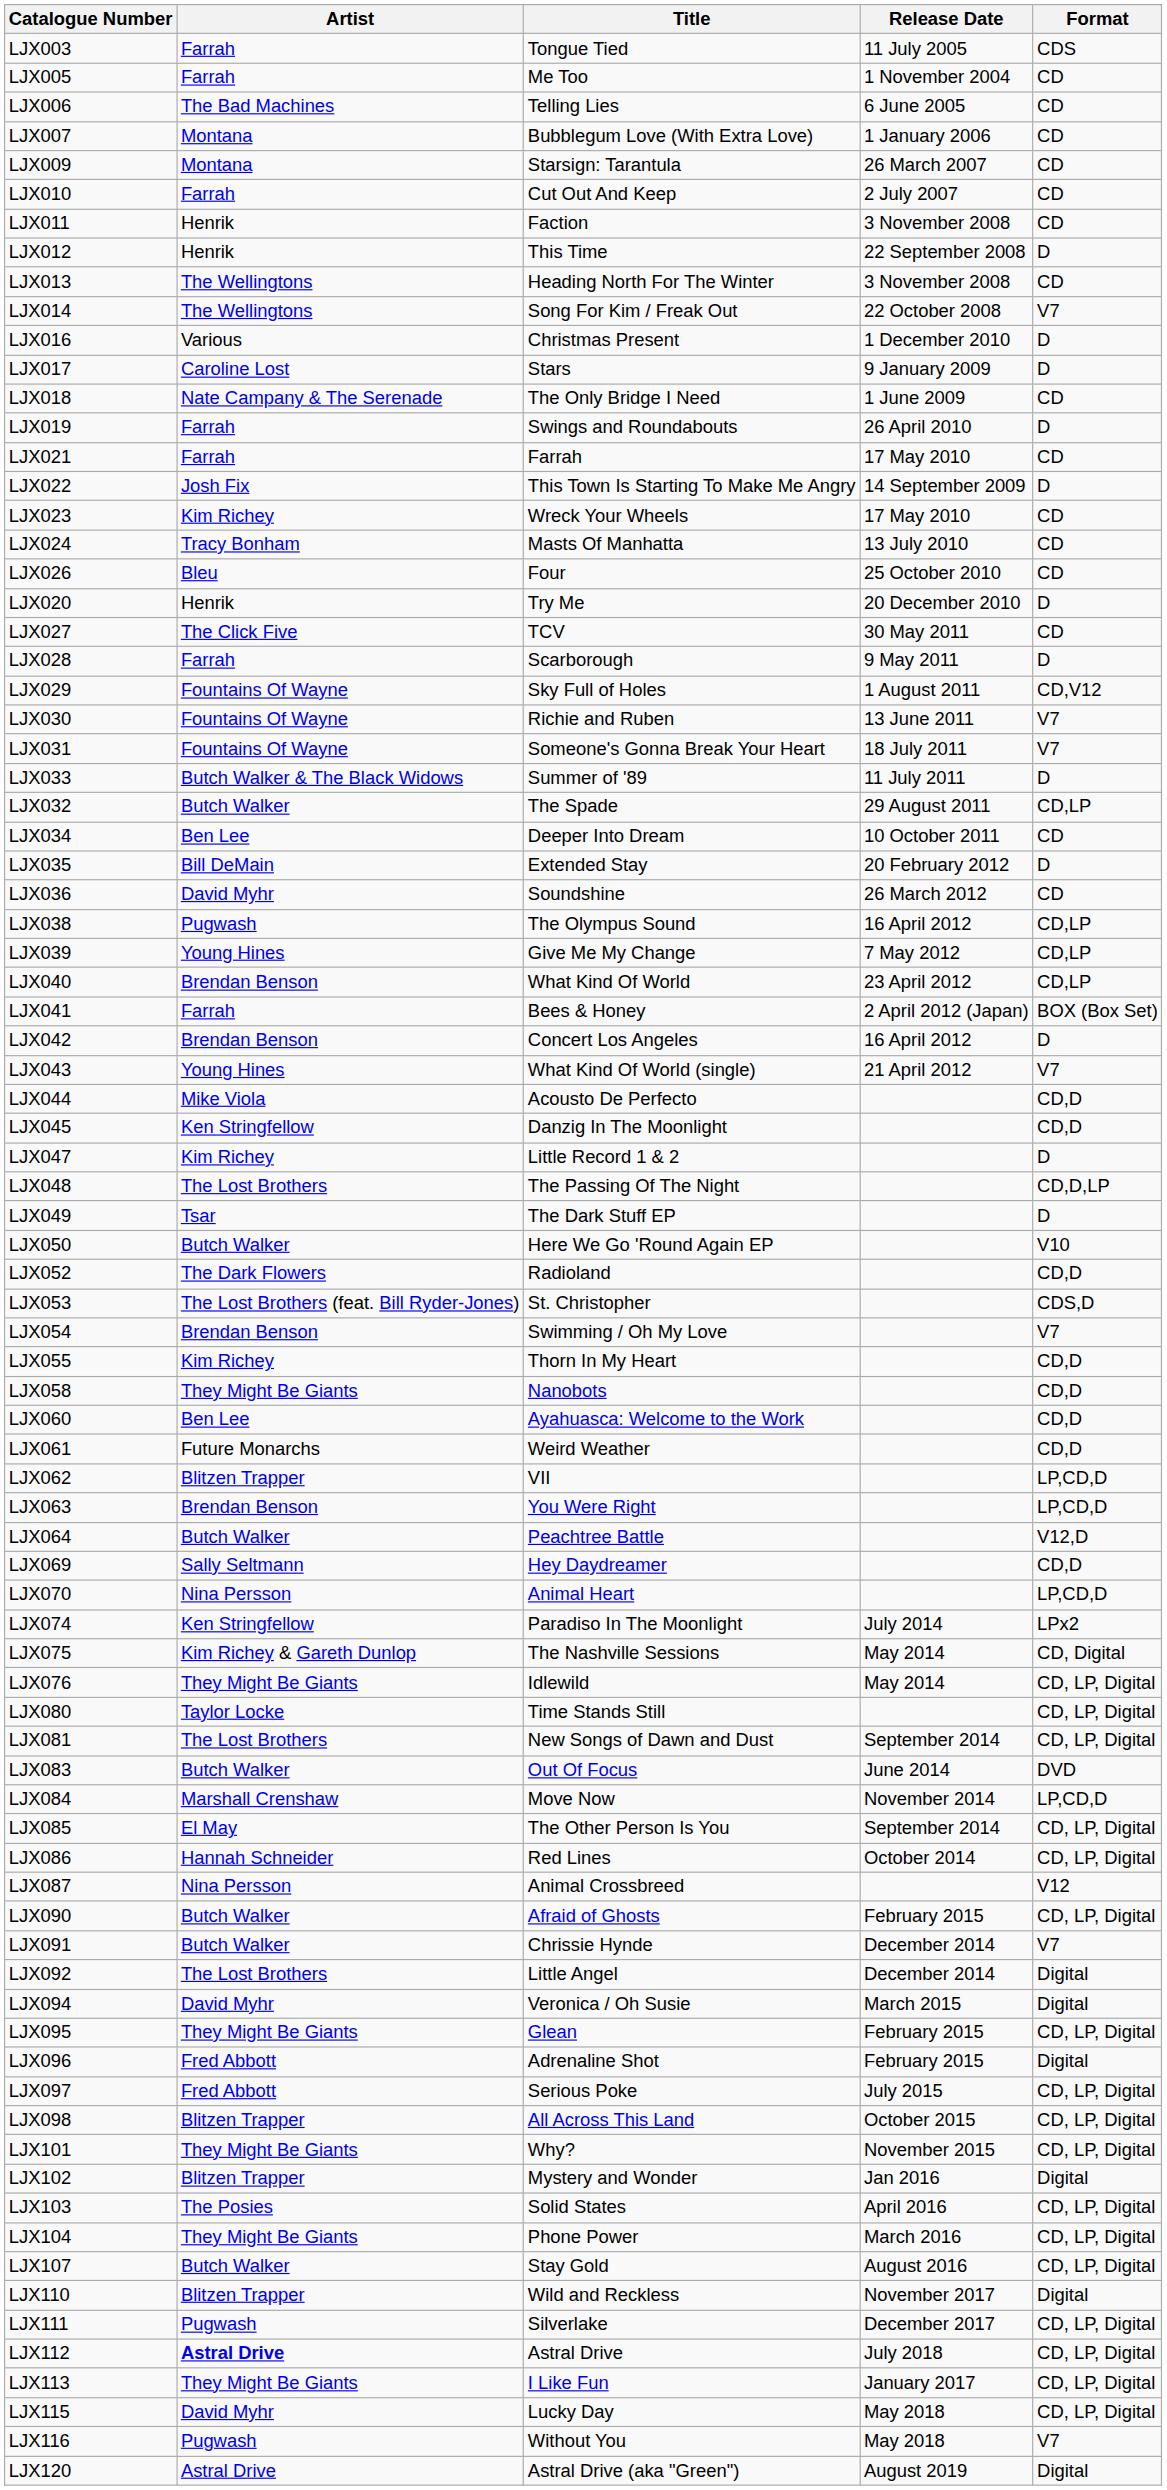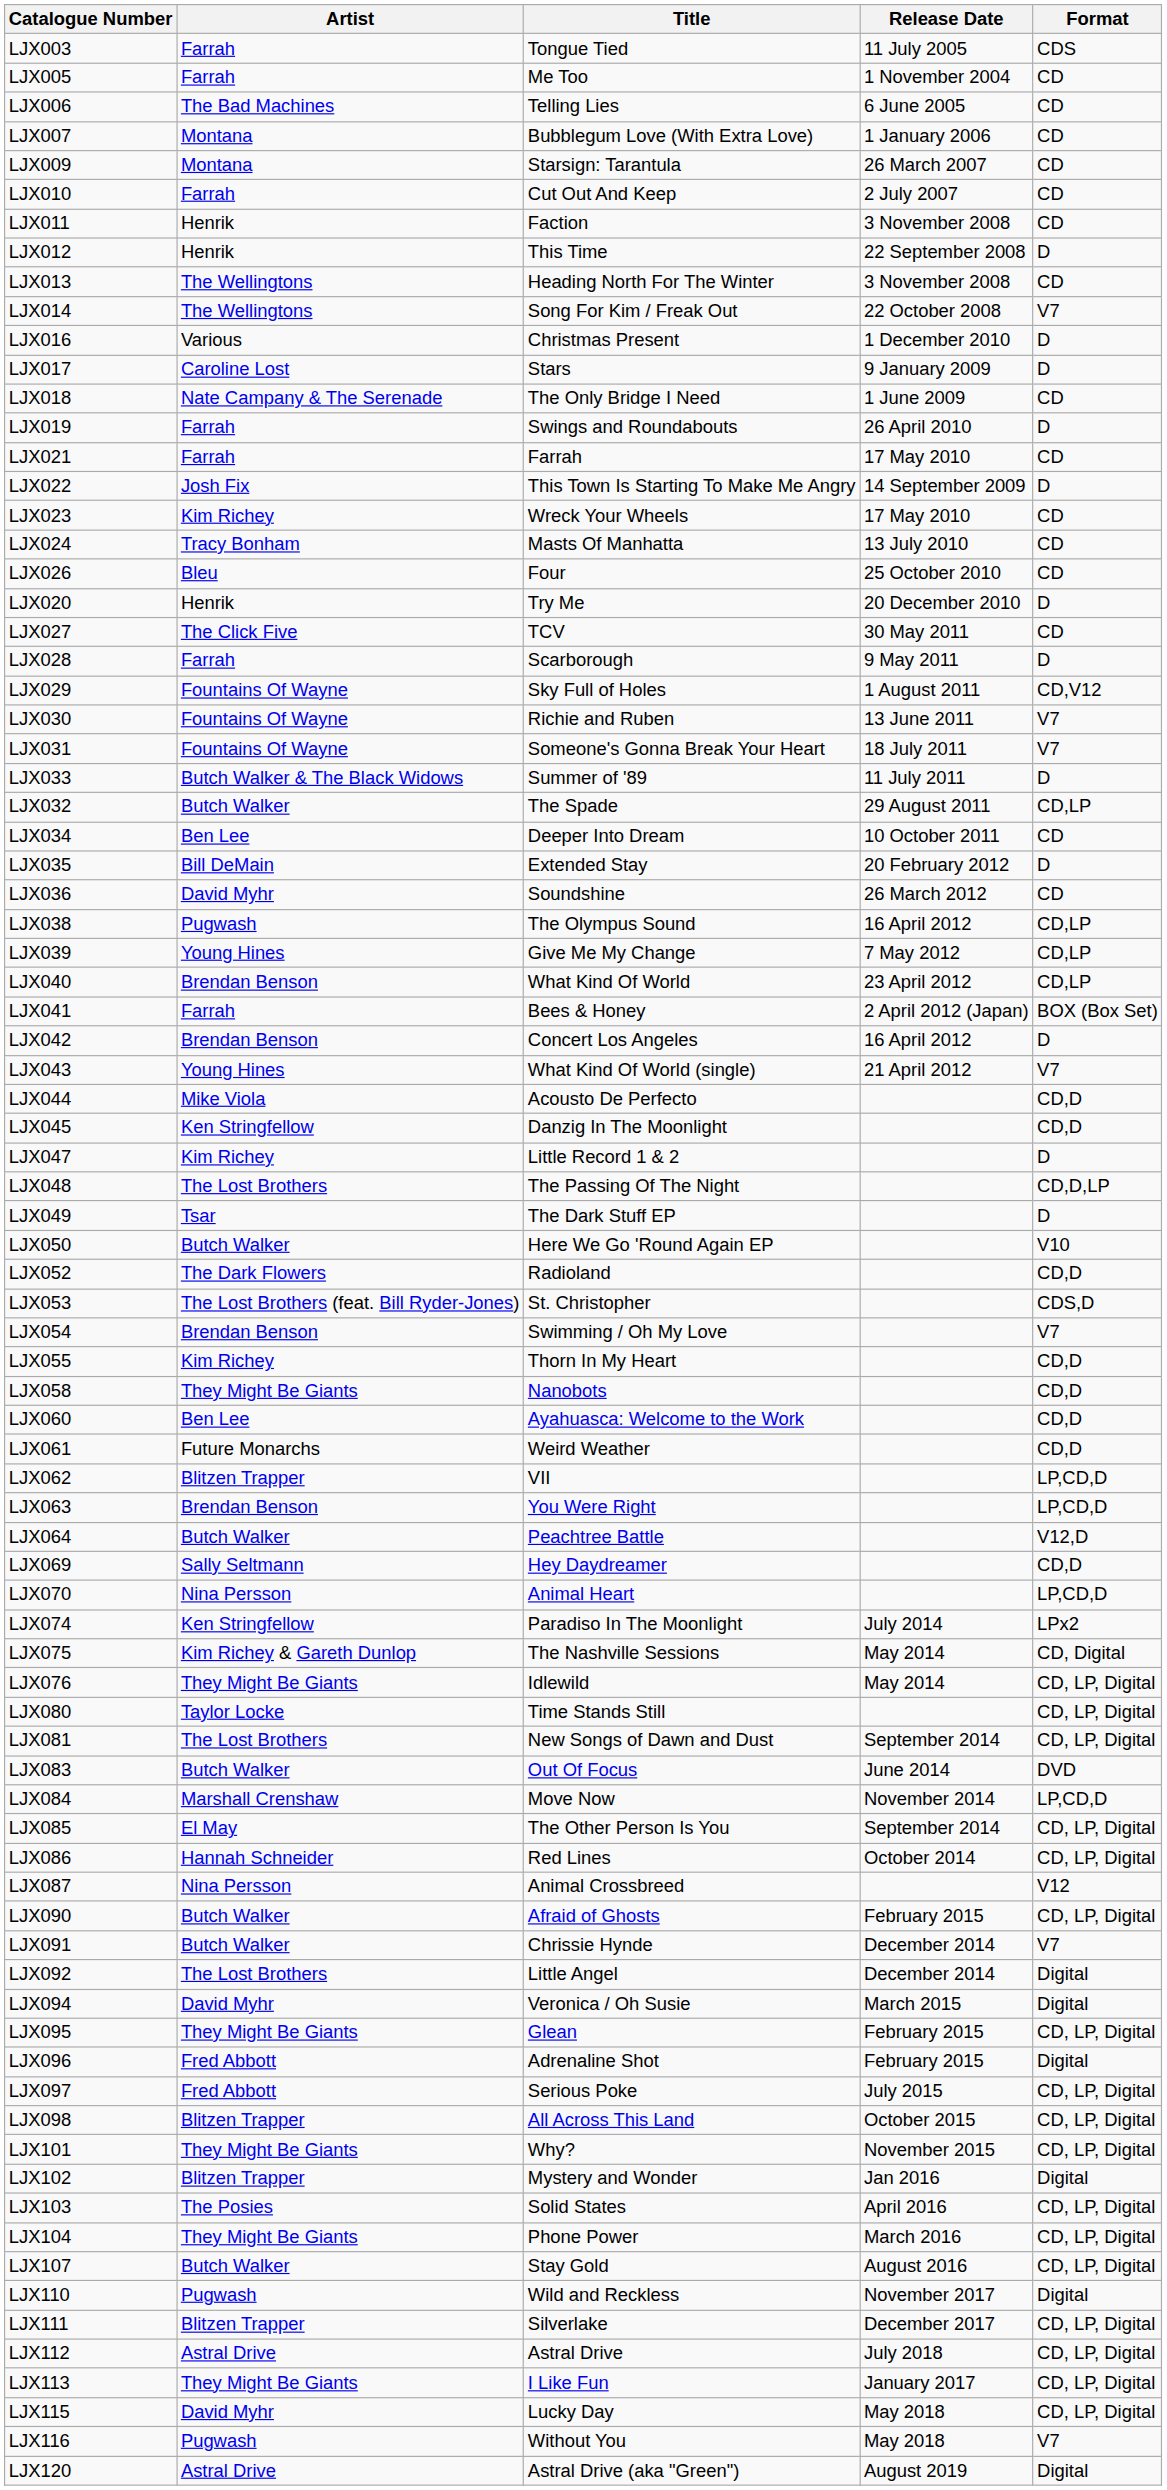(243, 2295) Blitzen Trapper -> (219, 2295) Pugwash
(219, 2324) Pugwash -> (243, 2324) Blitzen Trapper
(233, 2353) bold -> (228, 2353) normal
